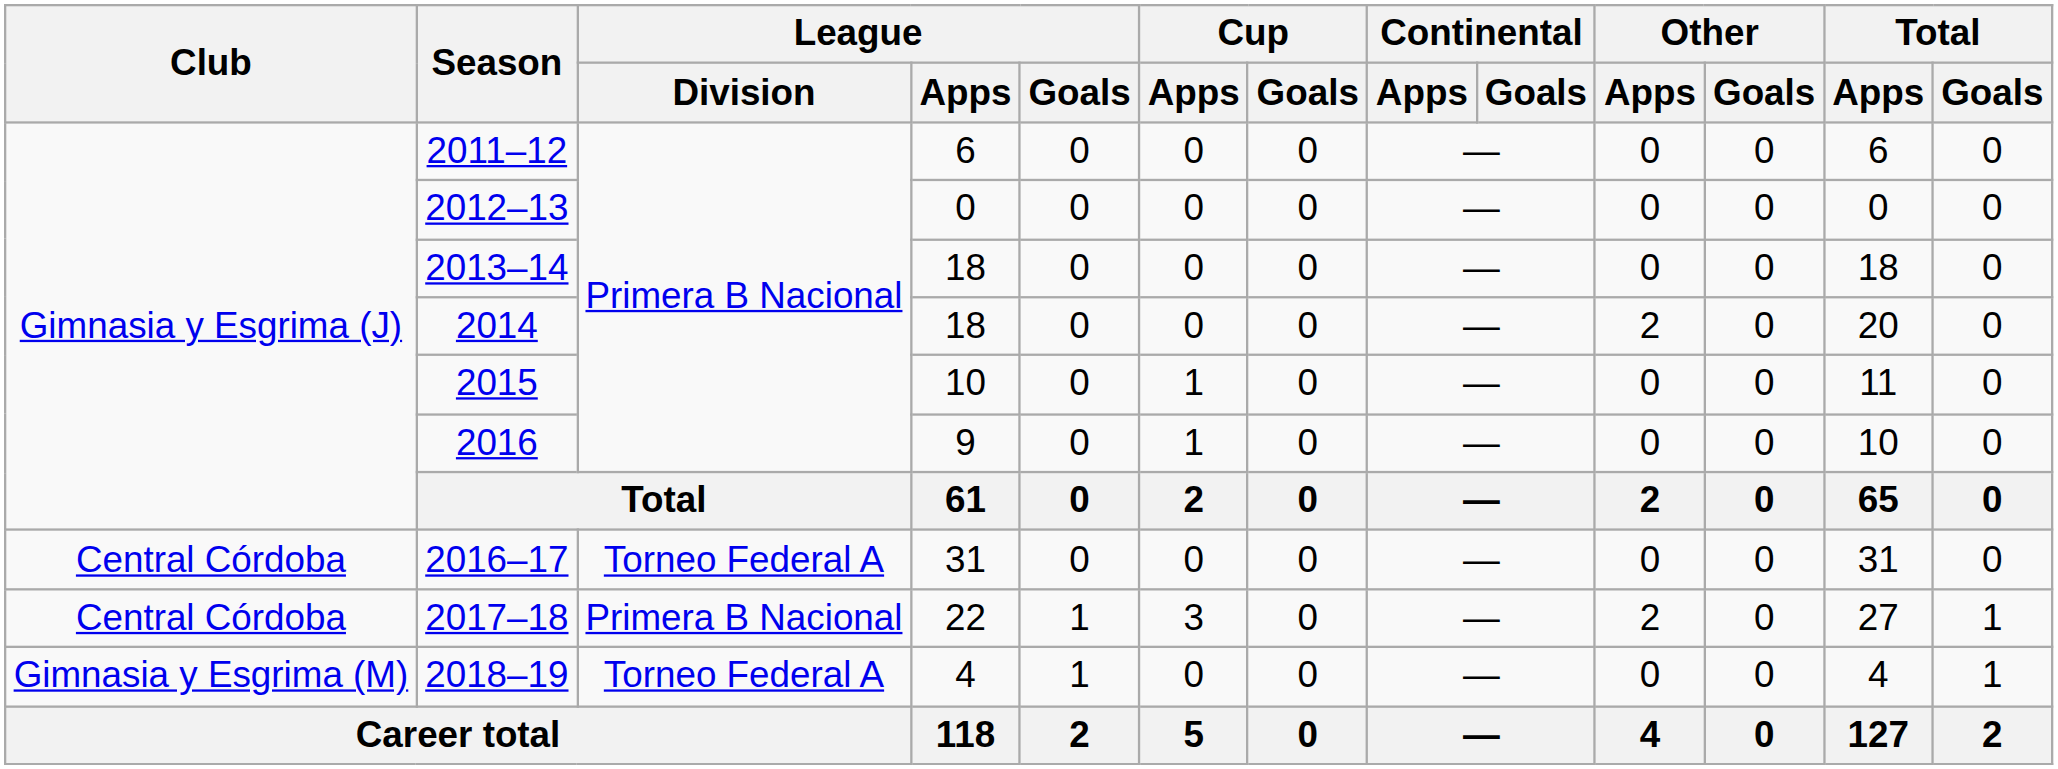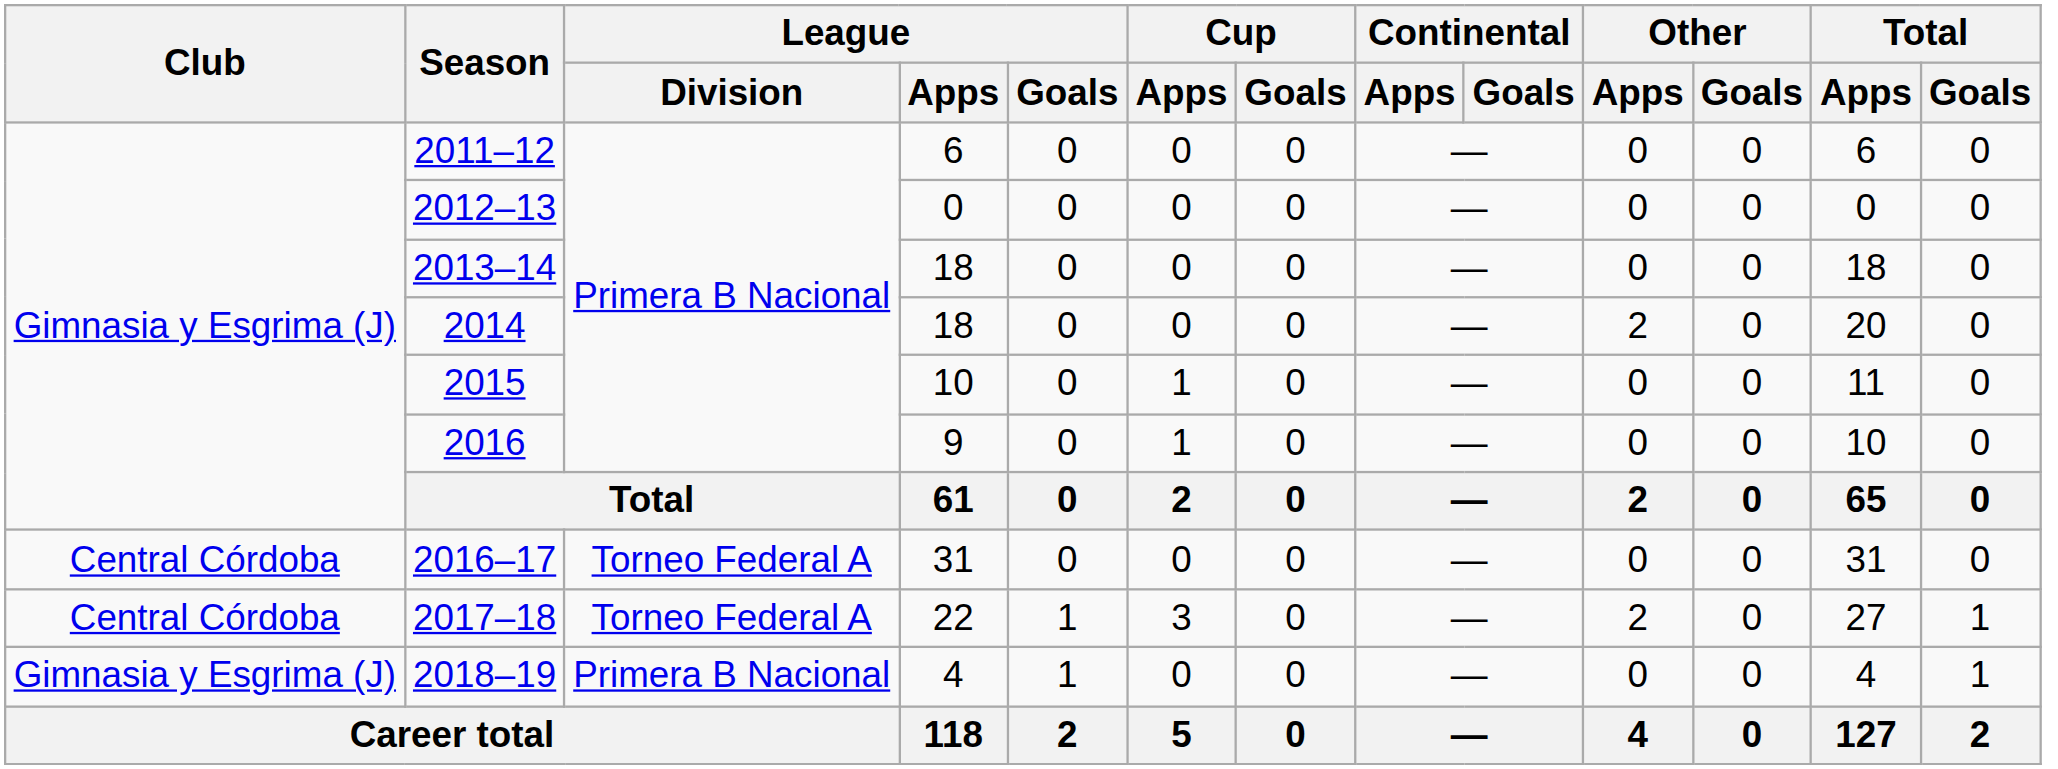(744, 617) Primera B Nacional -> (732, 617) Torneo Federal A
(211, 675) Gimnasia y Esgrima (M) -> (205, 675) Gimnasia y Esgrima (J)
(744, 675) Torneo Federal A -> (732, 675) Primera B Nacional
